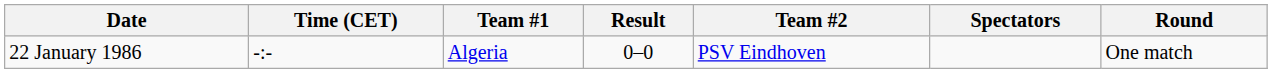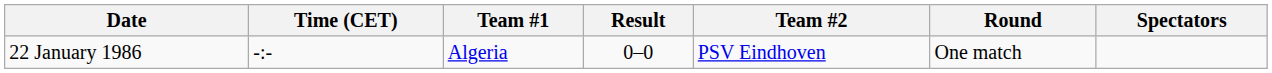columns swapped: (1184, 20) <-> (1015, 20)
